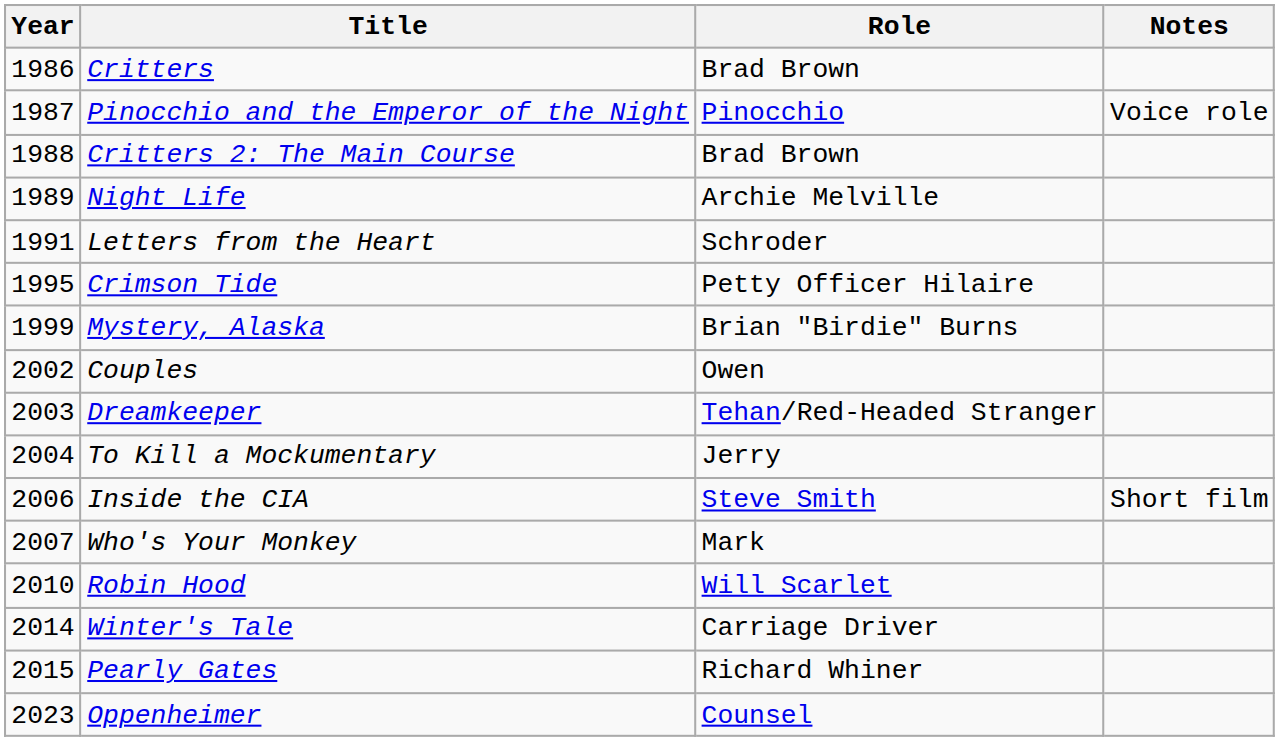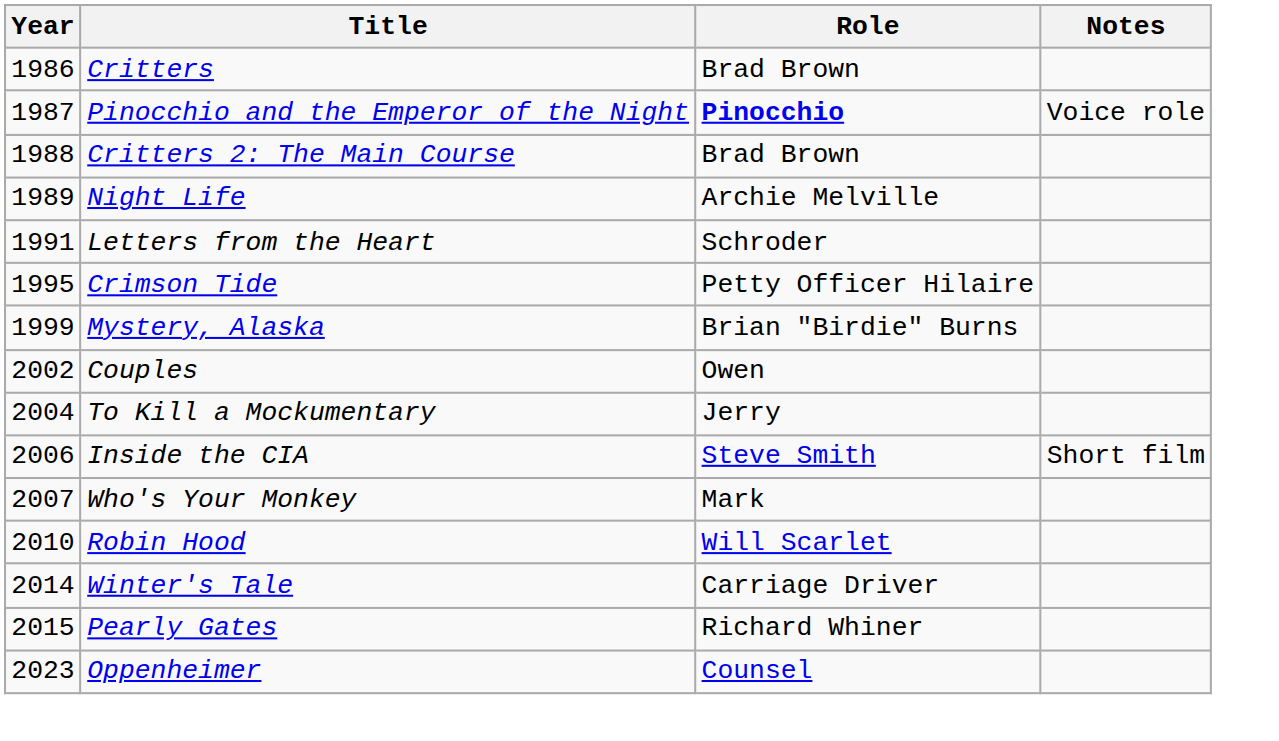(773, 113) normal -> (773, 113) bold
- row: (174, 414)
